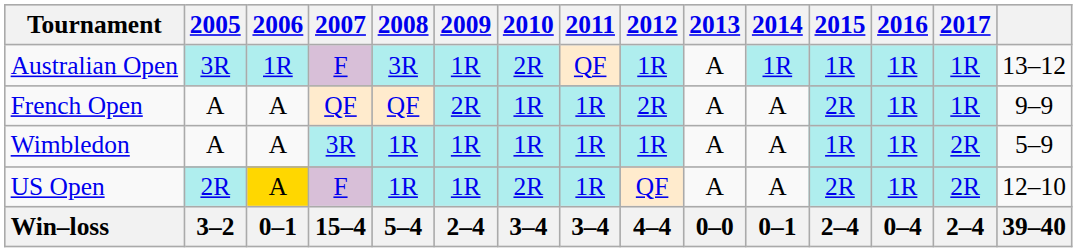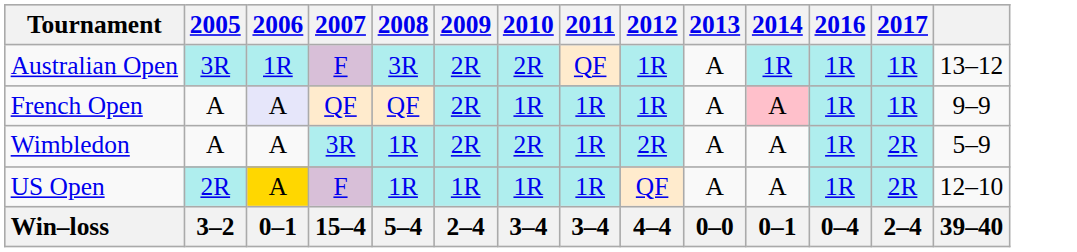- column: (840, 24)
(466, 65) 1R -> (466, 65) 2R
(278, 105) no background -> (278, 105) lavender background
(652, 105) 2R -> (652, 105) 1R
(777, 105) no background -> (777, 105) pink background
(466, 145) 1R -> (466, 145) 2R
(528, 145) 1R -> (528, 145) 2R
(652, 145) 1R -> (652, 145) 2R
(528, 186) 2R -> (528, 186) 1R
